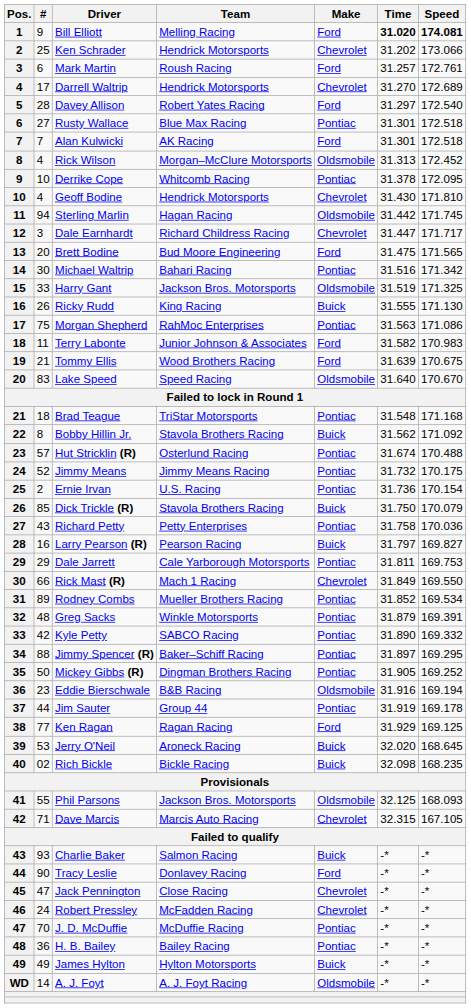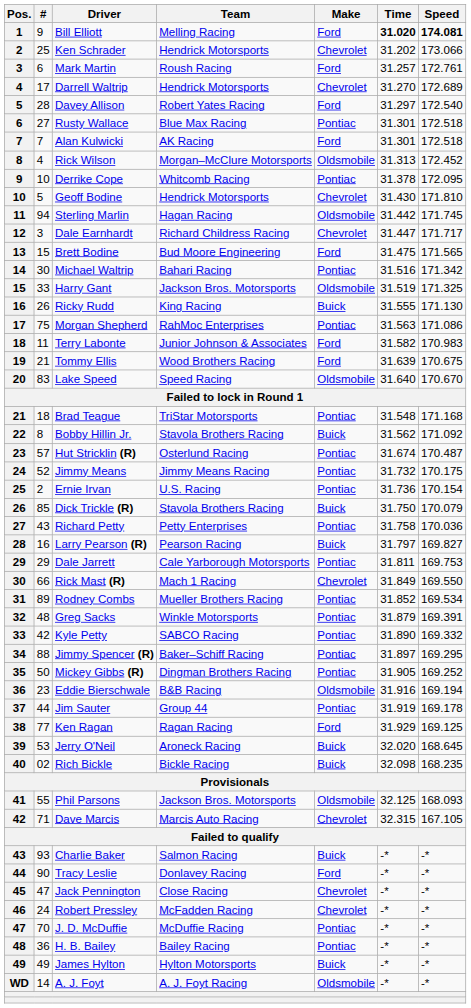(40, 197) 4 -> (40, 197) 5
(43, 251) 20 -> (43, 251) 15
(442, 453) 170.488 -> (442, 453) 170.487
